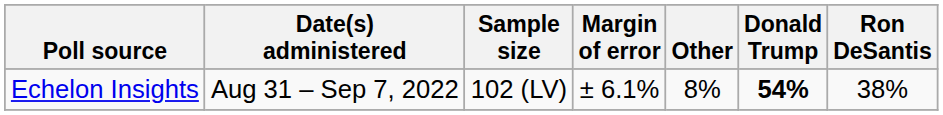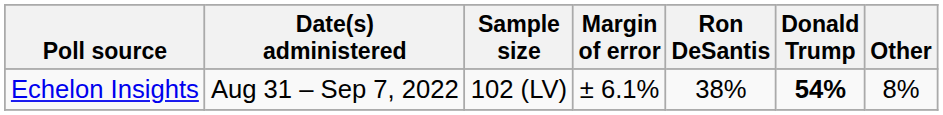columns swapped: (882, 37) <-> (702, 51)
